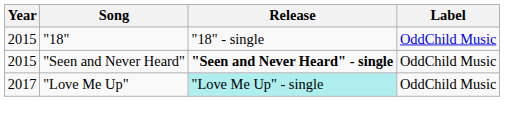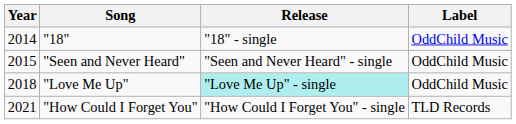(22, 38) 2015 -> (22, 38) 2014
(292, 61) bold -> (298, 61) normal
(22, 84) 2017 -> (22, 84) 2018
+ row: (120, 107)
